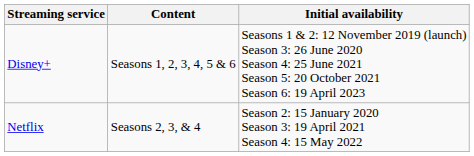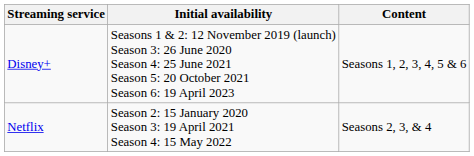columns swapped: (173, 14) <-> (354, 14)
